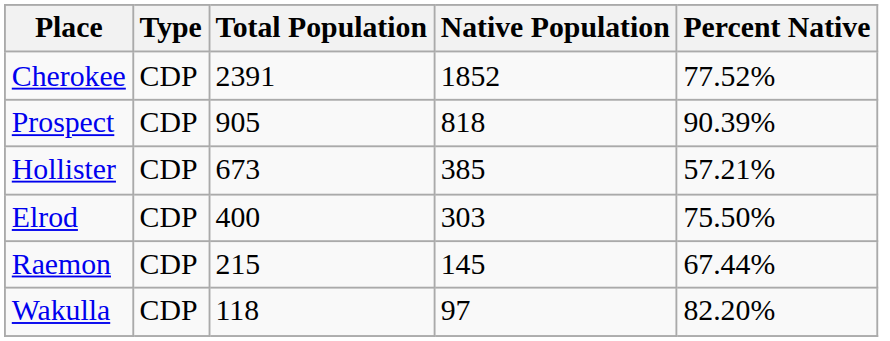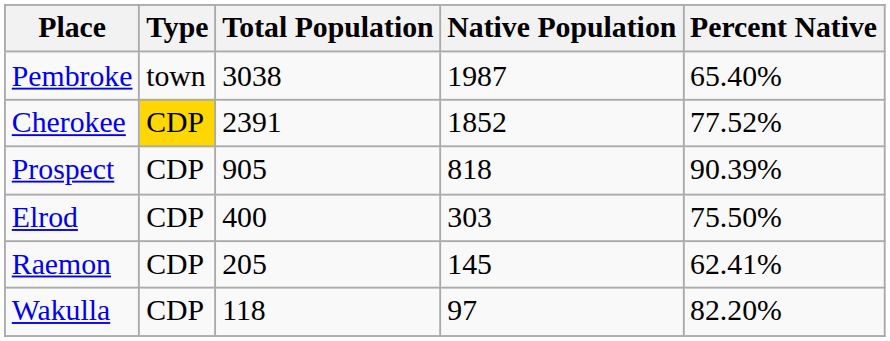+ row: (72, 75)
(168, 75) no background -> (175, 122) gold background
- row: (64, 169)
(238, 264) 215 -> (244, 264) 205
(729, 264) 67.44% -> (736, 264) 62.41%
